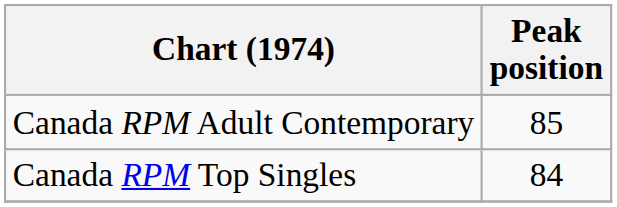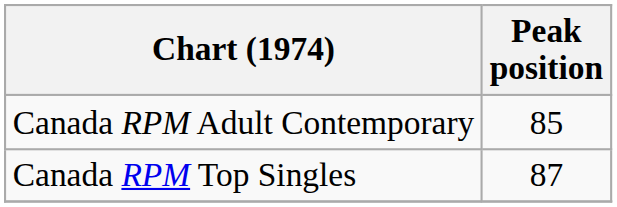(546, 174) 84 -> (546, 174) 87
